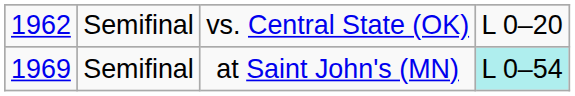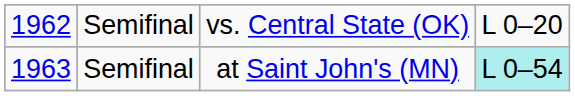(41, 68) 1969 -> (41, 68) 1963
